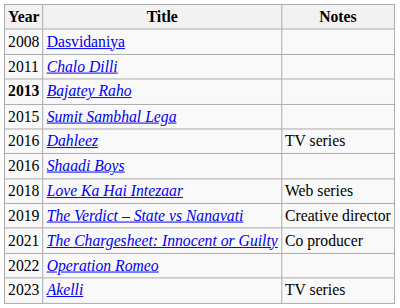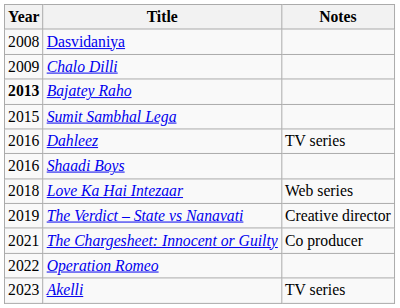(23, 66) 2011 -> (24, 66) 2009
